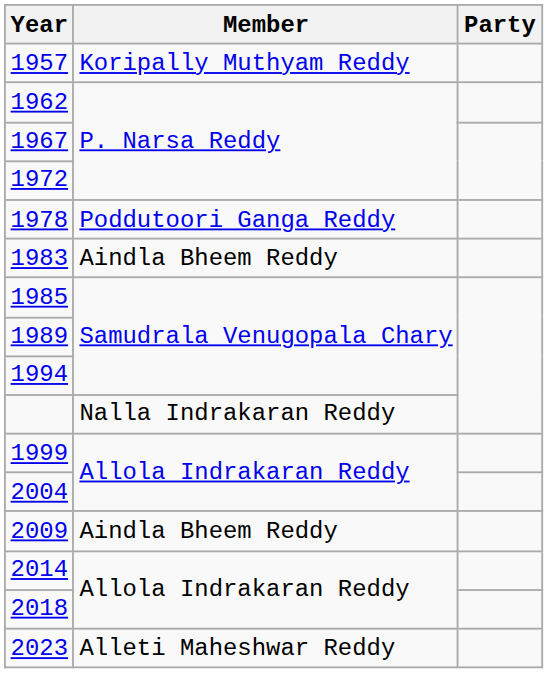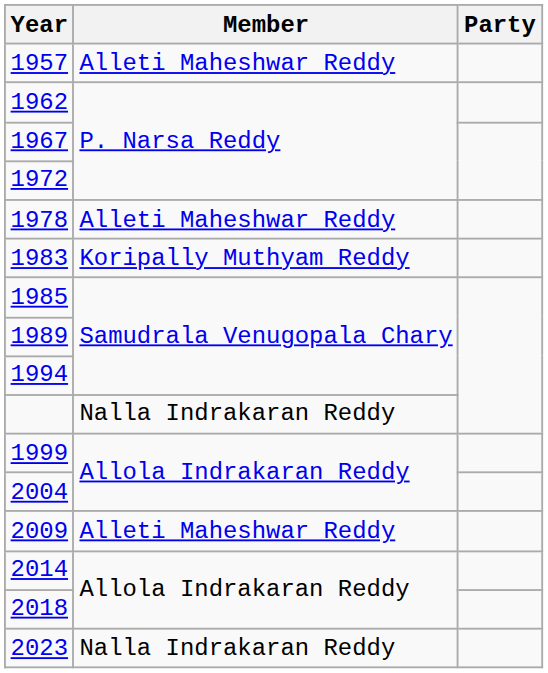(245, 63) Koripally Muthyam Reddy -> (237, 63) Alleti Maheshwar Reddy
(237, 219) Poddutoori Ganga Reddy -> (237, 219) Alleti Maheshwar Reddy
(209, 258) Aindla Bheem Reddy -> (245, 258) Koripally Muthyam Reddy
(209, 531) Aindla Bheem Reddy -> (237, 531) Alleti Maheshwar Reddy
(237, 648) Alleti Maheshwar Reddy -> (237, 648) Nalla Indrakaran Reddy
